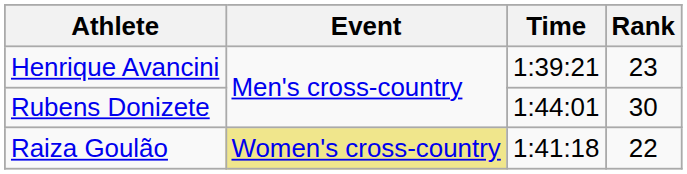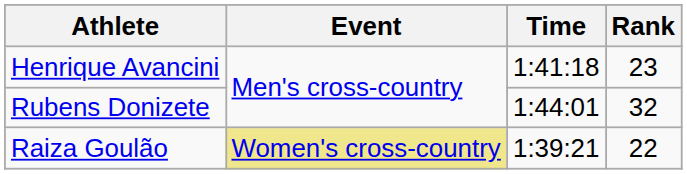(556, 67) 1:39:21 -> (556, 67) 1:41:18
(643, 108) 30 -> (643, 108) 32
(556, 149) 1:41:18 -> (556, 149) 1:39:21
